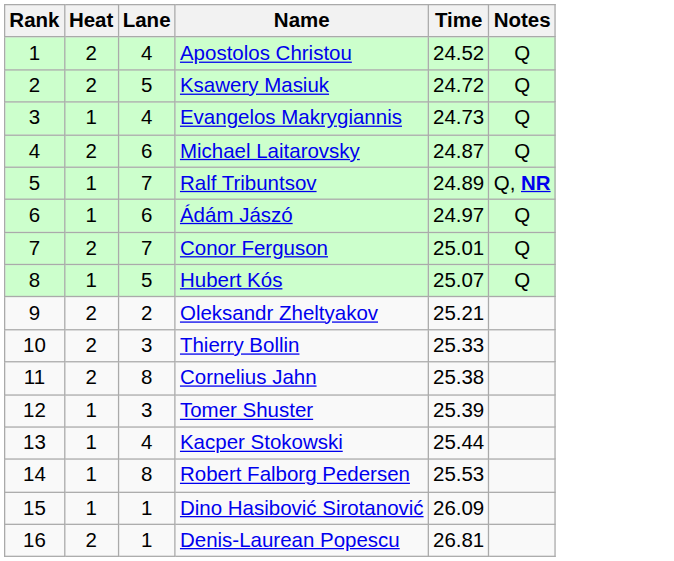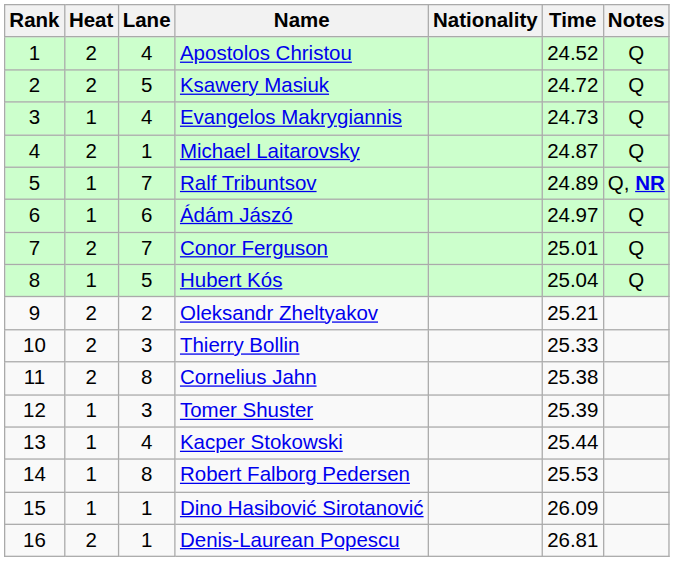+ column: (485, 20)
(147, 150) 6 -> (147, 150) 1
(459, 280) 25.07 -> (573, 280) 25.04
